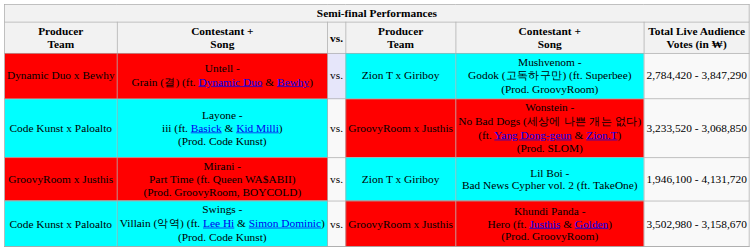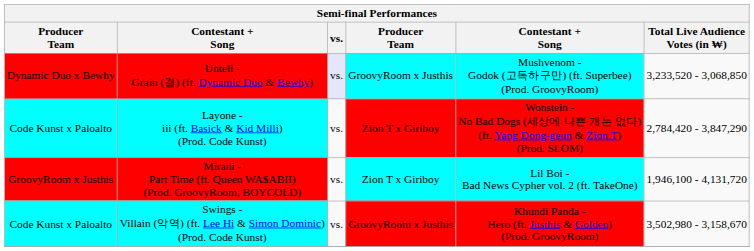(401, 76) Zion T x Giriboy -> (401, 76) GroovyRoom x Justhis
(697, 76) 2,784,420 - 3,847,290 -> (697, 76) 3,233,520 - 3,068,850
(401, 128) GroovyRoom x Justhis -> (401, 128) Zion T x Giriboy
(697, 128) 3,233,520 - 3,068,850 -> (697, 128) 2,784,420 - 3,847,290
